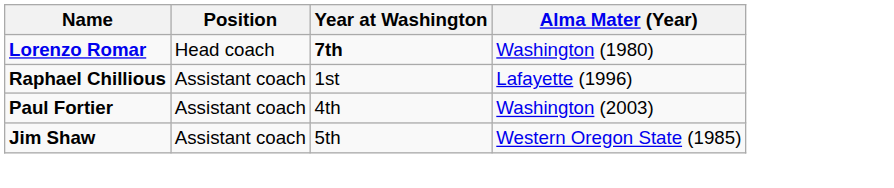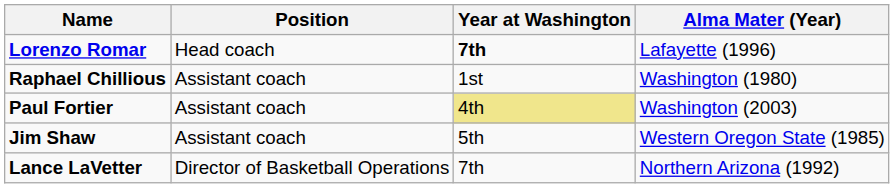(575, 49) Washington (1980) -> (708, 49) Lafayette (1996)
(564, 79) Lafayette (1996) -> (718, 79) Washington (1980)
(328, 109) no background -> (471, 109) khaki background
+ row: (76, 168)
